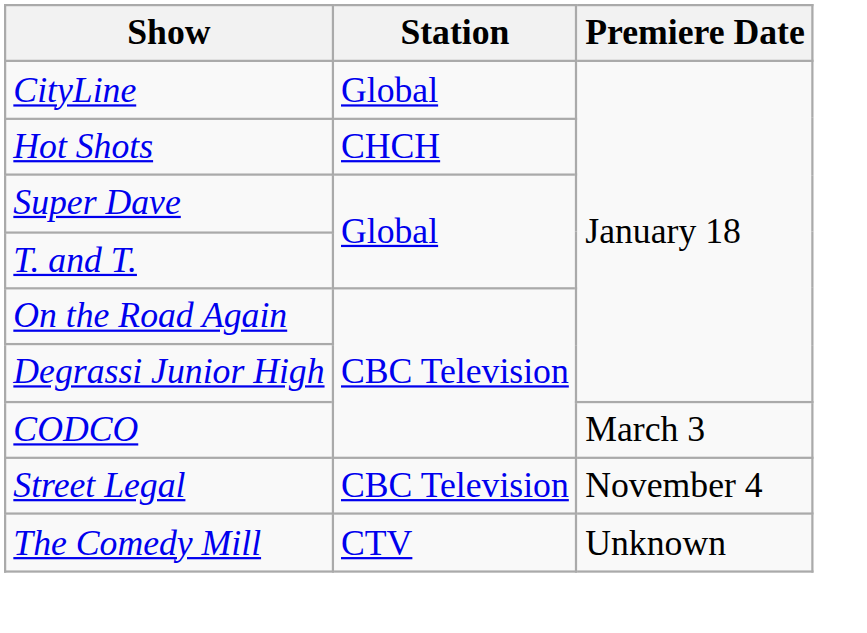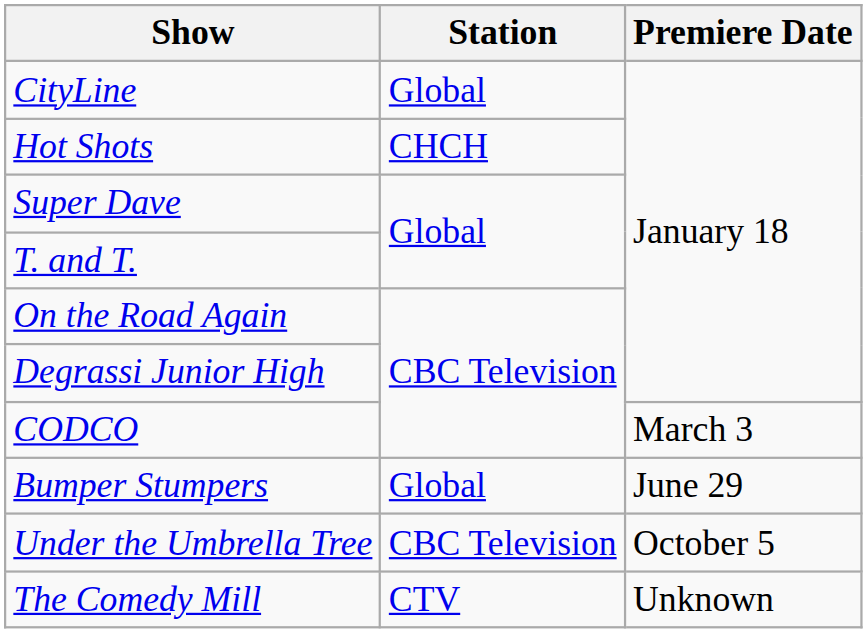+ row: (141, 485)
+ row: (193, 542)
- row: (99, 485)
